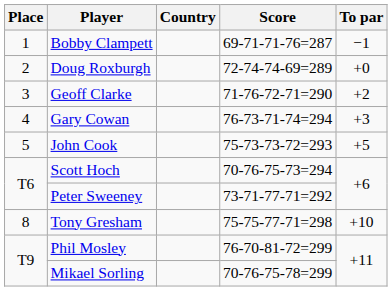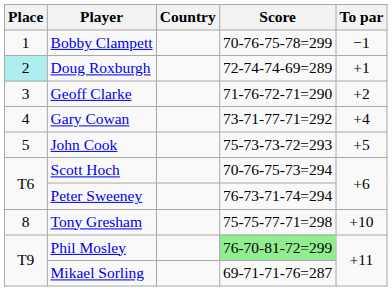(278, 43) 69-71-71-76=287 -> (278, 43) 70-76-75-78=299
(26, 68) no background -> (26, 68) paleturquoise background
(361, 68) +0 -> (361, 68) +1
(278, 119) 76-73-71-74=294 -> (278, 119) 73-71-77-71=292
(361, 119) +3 -> (361, 119) +4
(278, 196) 73-71-77-71=292 -> (278, 196) 76-73-71-74=294
(278, 247) no background -> (278, 247) lightgreen background
(278, 273) 70-76-75-78=299 -> (278, 273) 69-71-71-76=287
